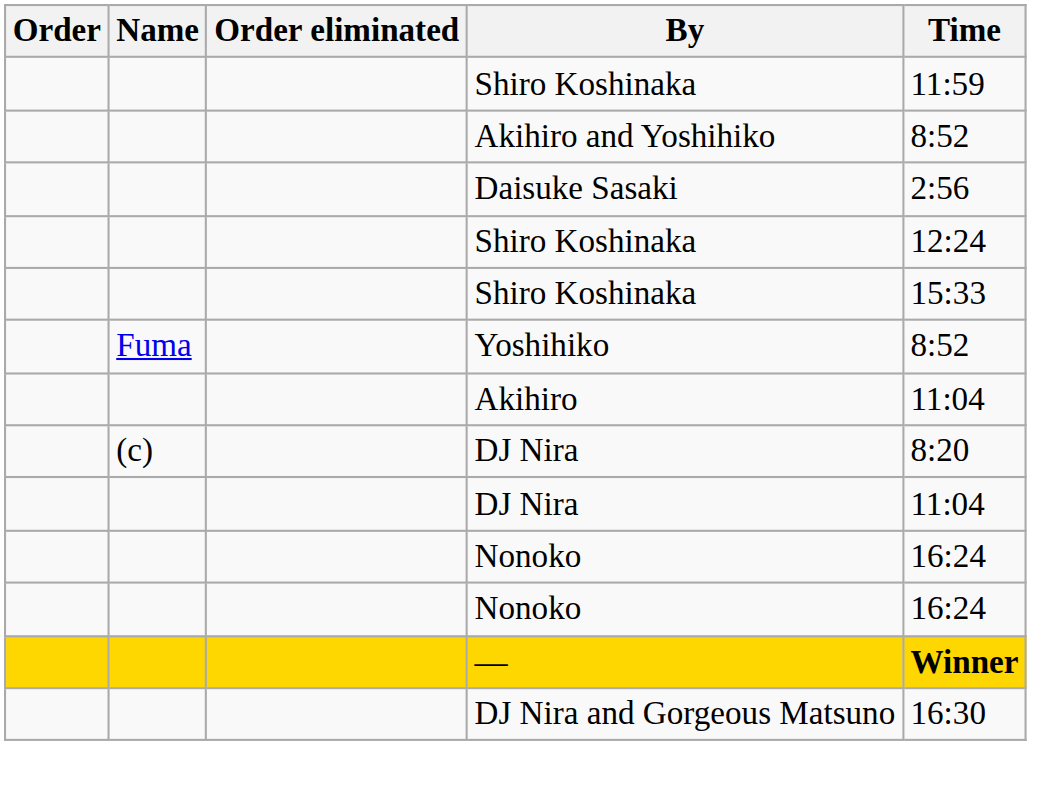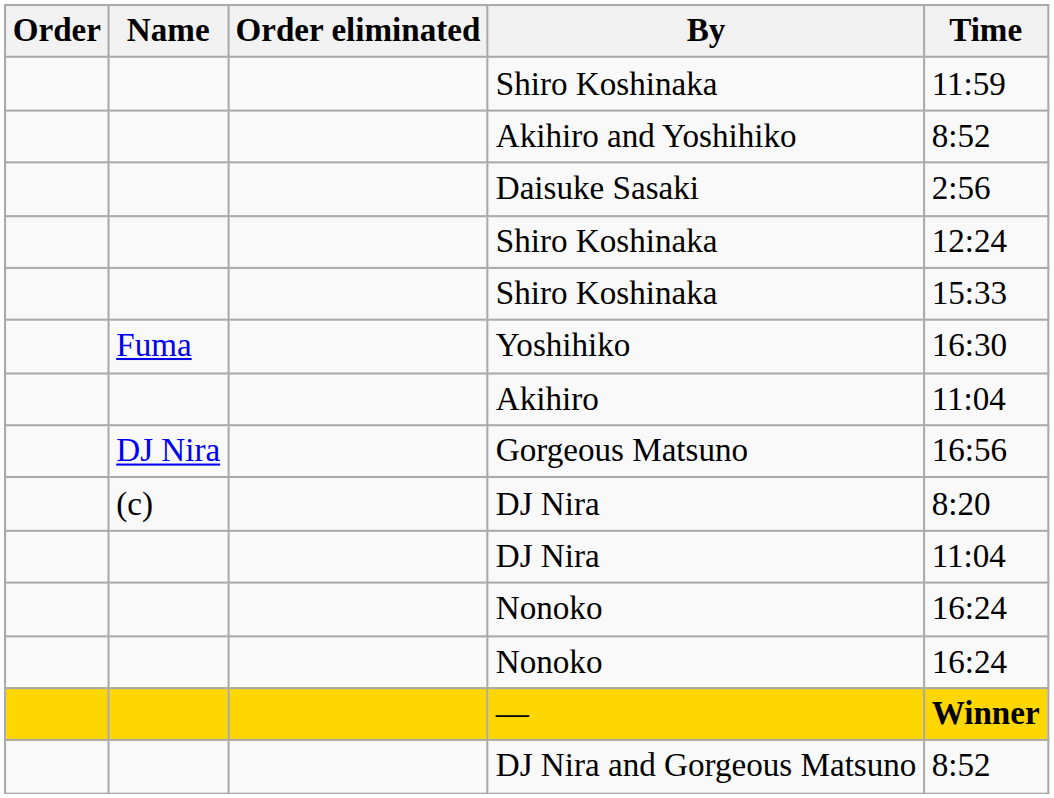(940, 345) 8:52 -> (969, 345) 16:30
+ row: (168, 450)
(948, 713) 16:30 -> (961, 766) 8:52
